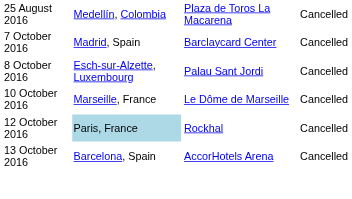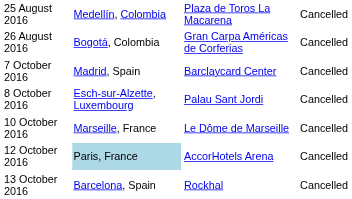+ row: (28, 42)
(204, 128) Rockhal -> (229, 156) AccorHotels Arena
(229, 156) AccorHotels Arena -> (204, 185) Rockhal
